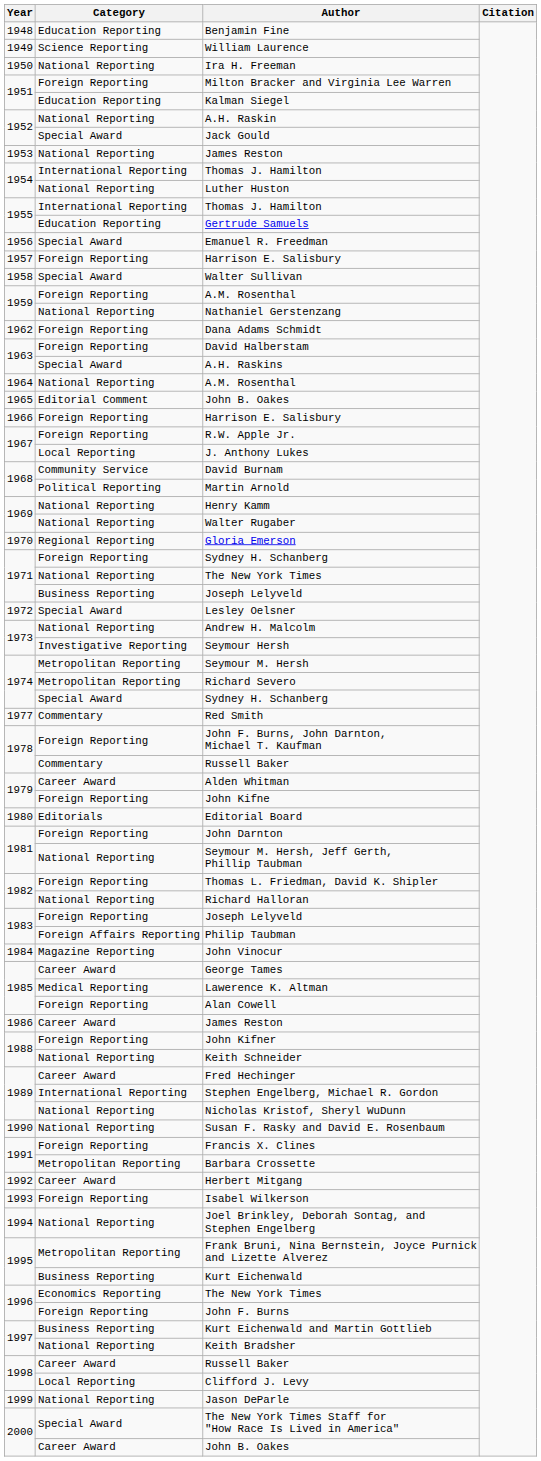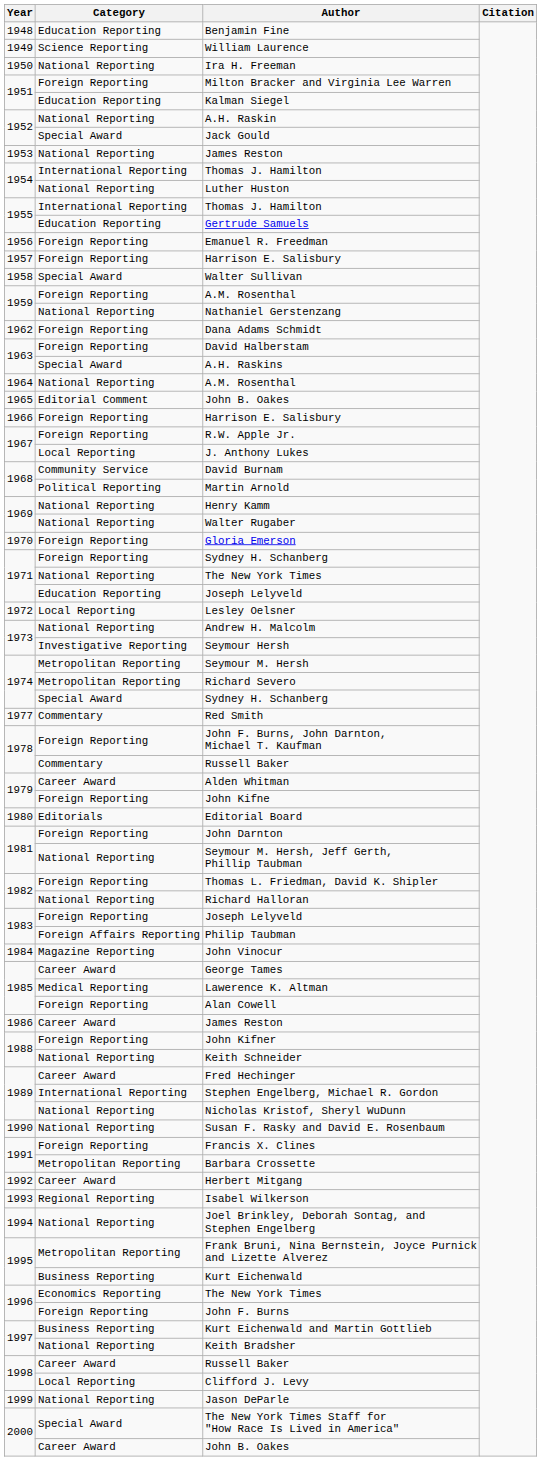(80, 242) Special Award -> (93, 242) Foreign Reporting
(96, 541) Regional Reporting -> (93, 541) Foreign Reporting
(96, 594) Business Reporting -> (100, 594) Education Reporting
(80, 611) Special Award -> (87, 611) Local Reporting
(93, 1199) Foreign Reporting -> (96, 1199) Regional Reporting
